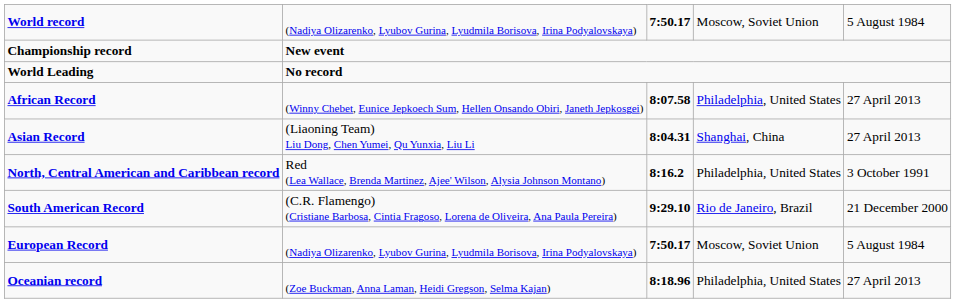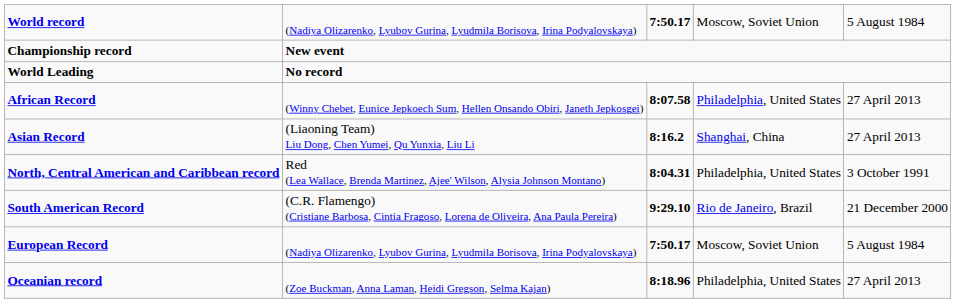(670, 136) 8:04.31 -> (667, 136) 8:16.2
(667, 172) 8:16.2 -> (670, 172) 8:04.31
